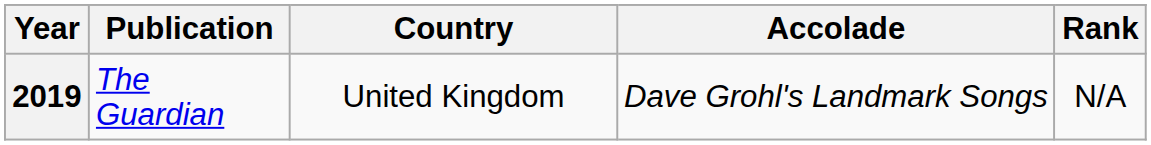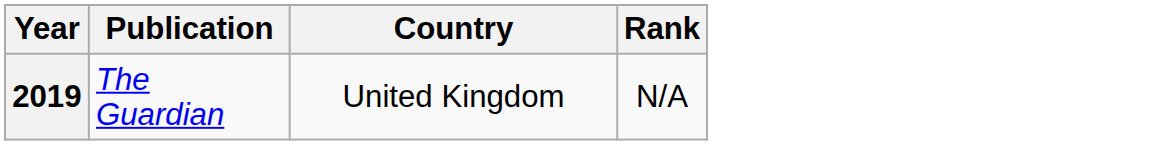- column: (836, 29)
